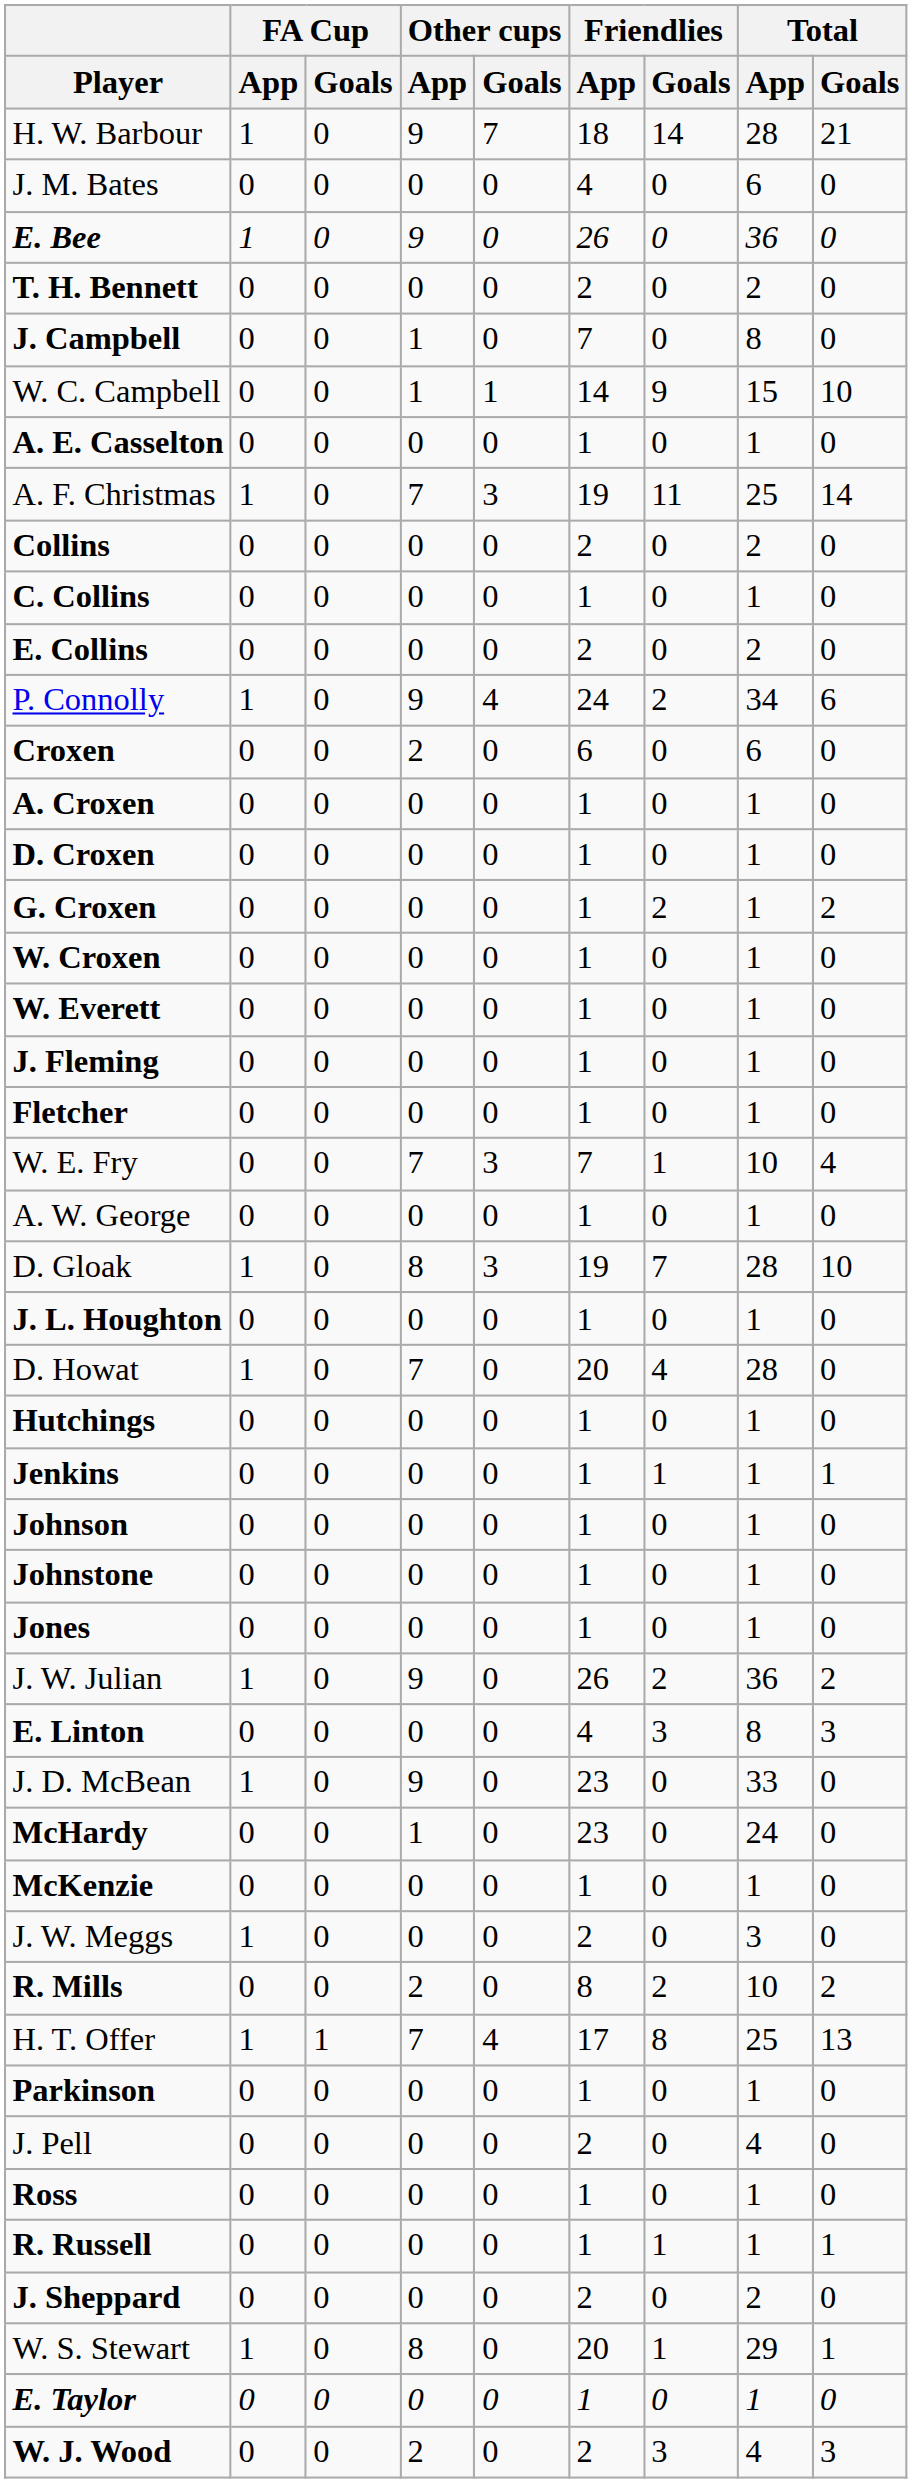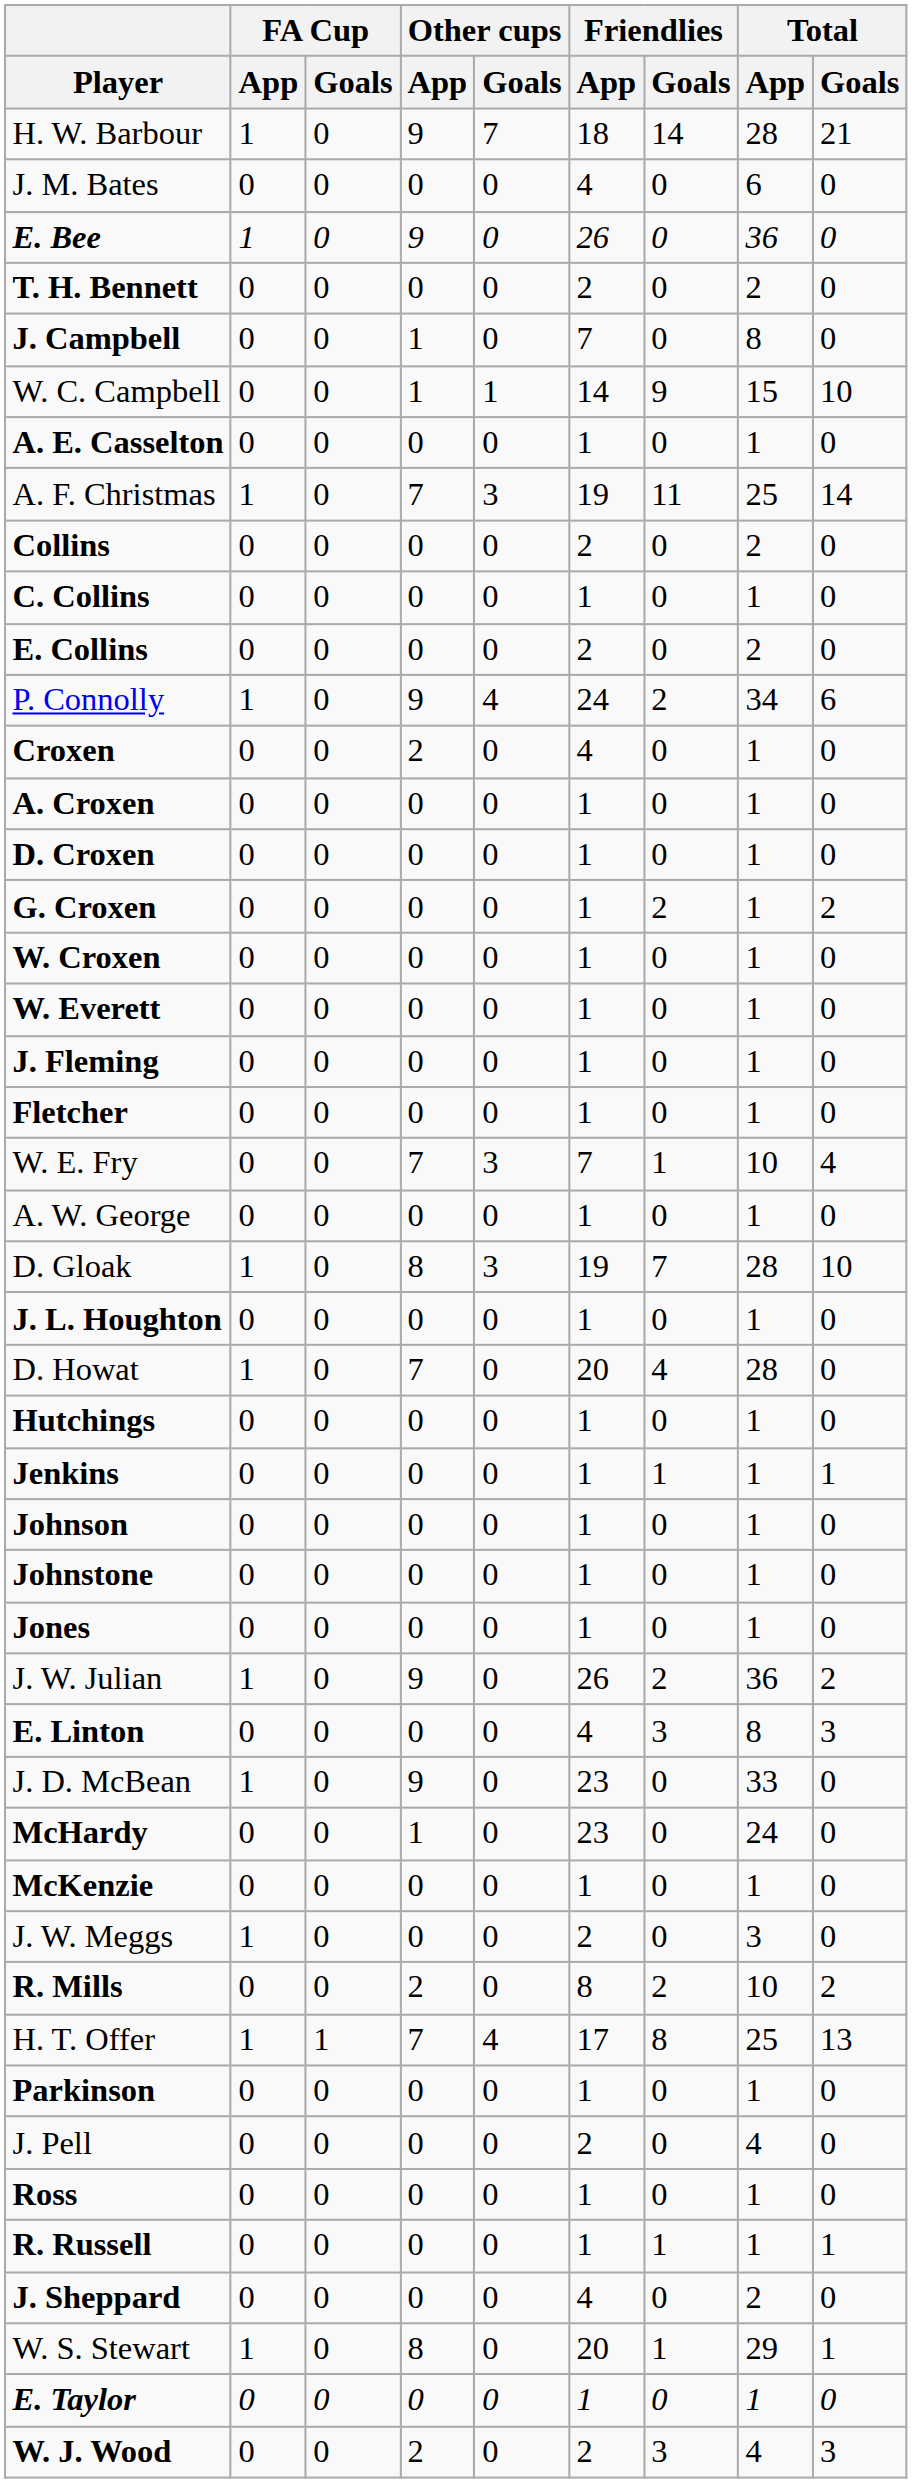(585, 751) 6 -> (585, 751) 4
(754, 751) 6 -> (754, 751) 1
(585, 2296) 2 -> (585, 2296) 4
